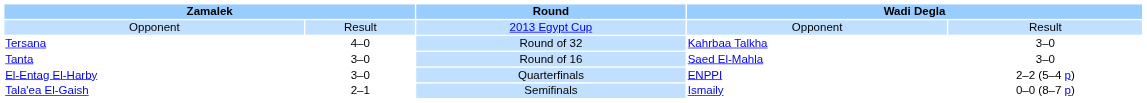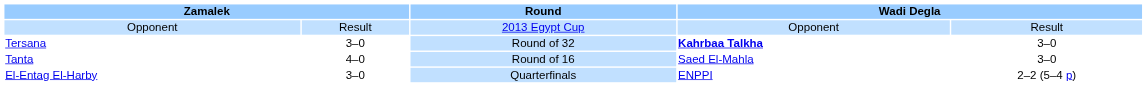(360, 43) 4–0 -> (355, 43) 3–0
(728, 43) normal -> (721, 43) bold
(360, 59) 3–0 -> (355, 59) 4–0
- row: (47, 90)
